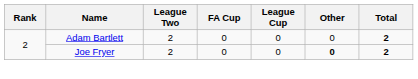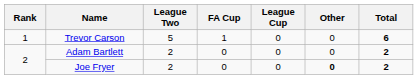+ row: (95, 37)
